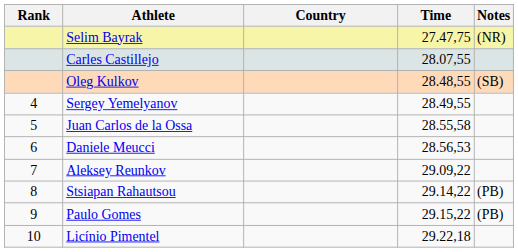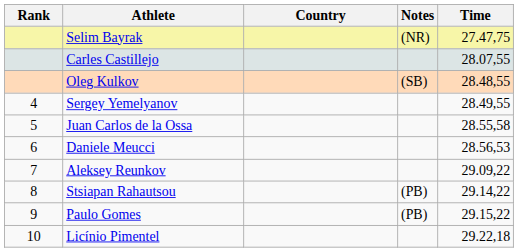columns swapped: (436, 15) <-> (494, 15)
